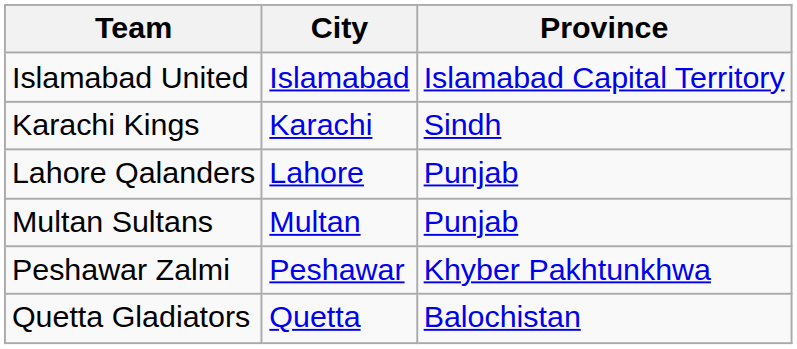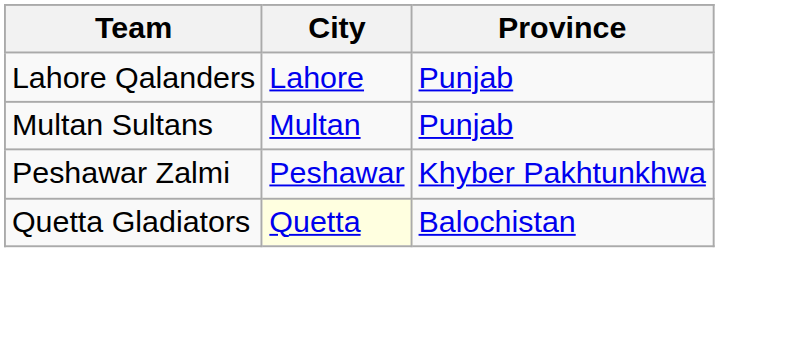- row: (130, 76)
- row: (106, 125)
(315, 317) no background -> (315, 221) lightyellow background
